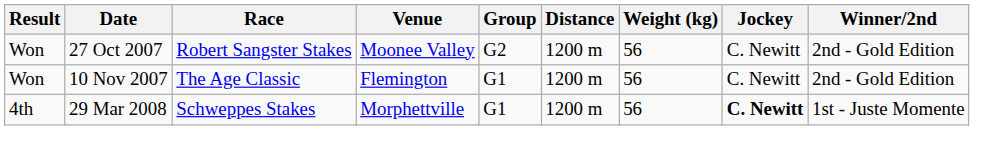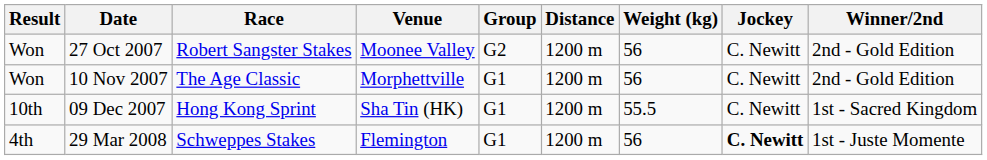(404, 79) Flemington -> (412, 79) Morphettville
+ row: (117, 109)
(412, 109) Morphettville -> (404, 139) Flemington
